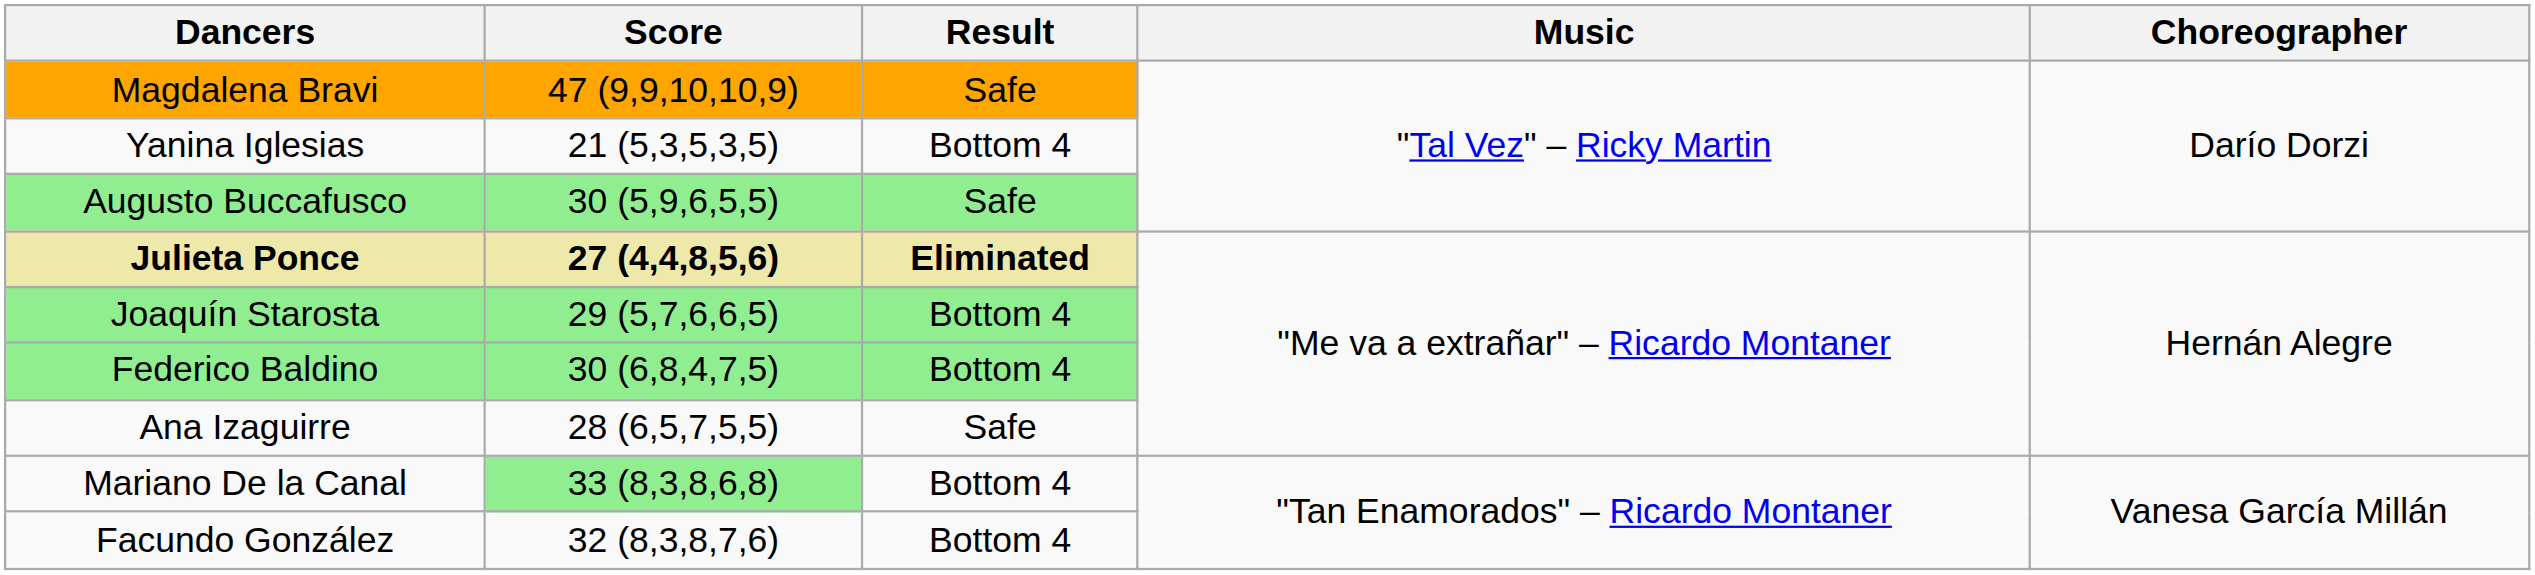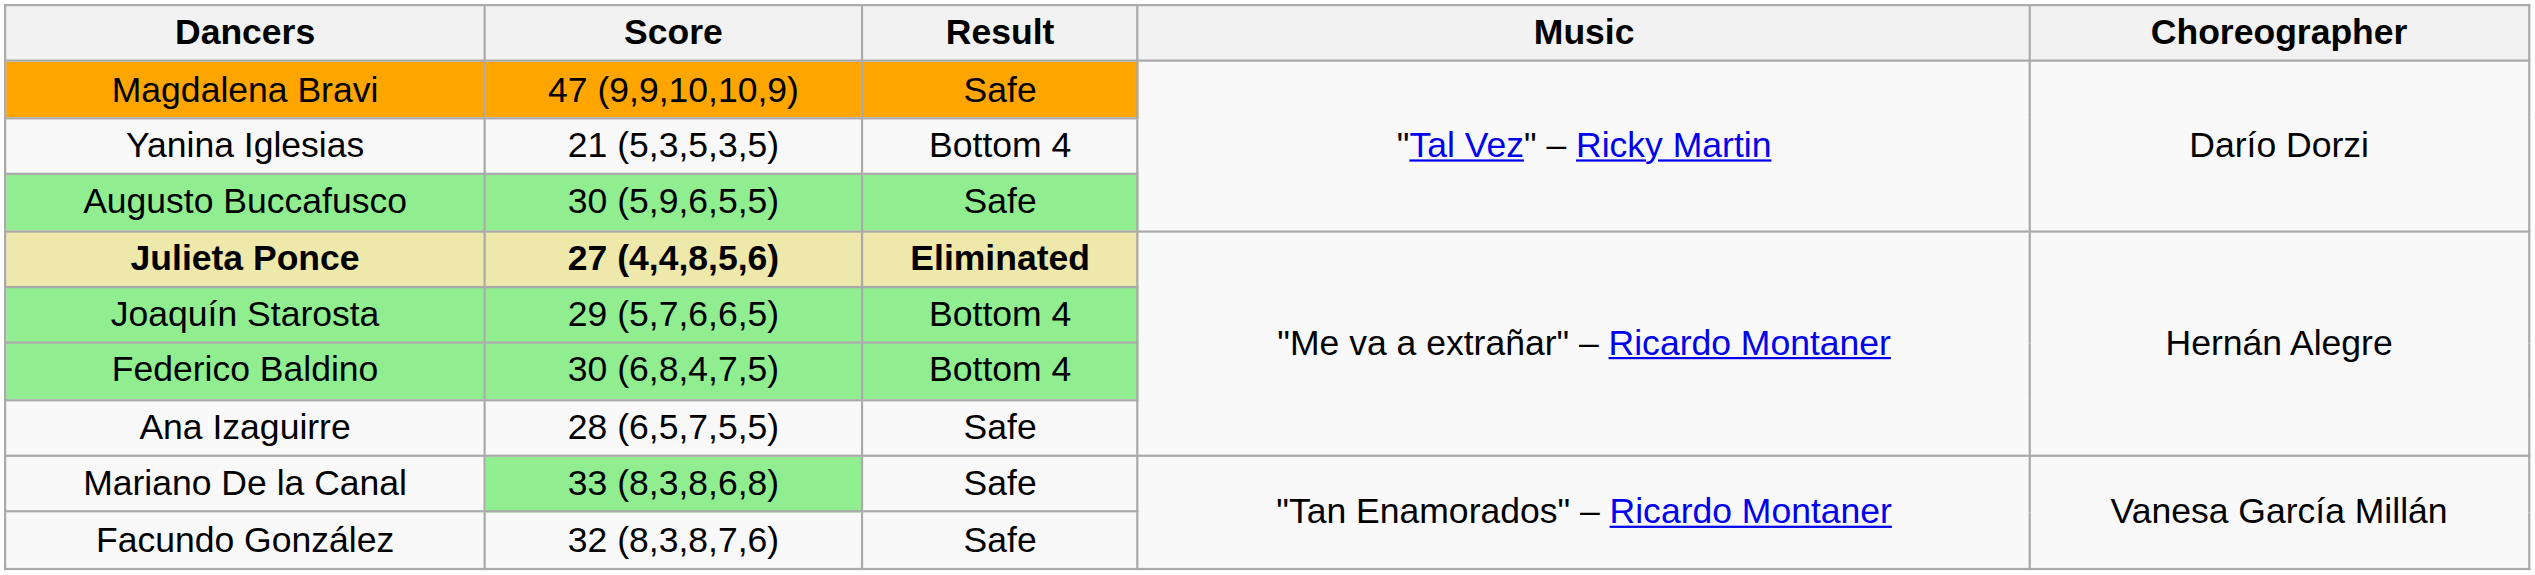(1000, 483) Bottom 4 -> (1000, 483) Safe
(1000, 539) Bottom 4 -> (1000, 539) Safe
